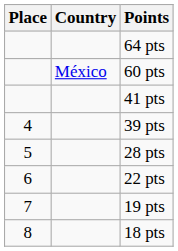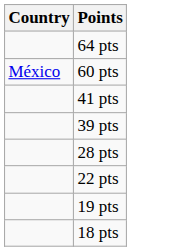- column: (28, 17)
